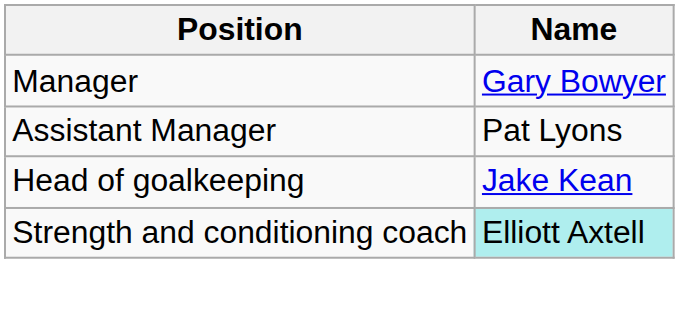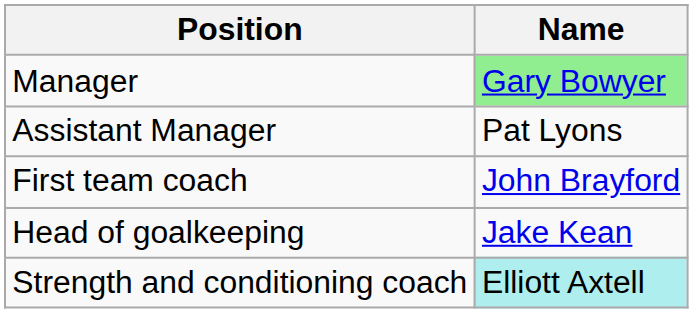(574, 80) no background -> (574, 80) lightgreen background
+ row: (130, 181)
